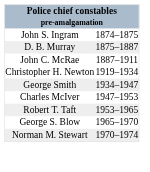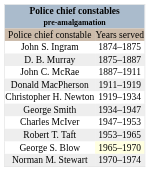+ row: (50, 34)
+ row: (50, 85)
(117, 122) no background -> (120, 147) lightyellow background
